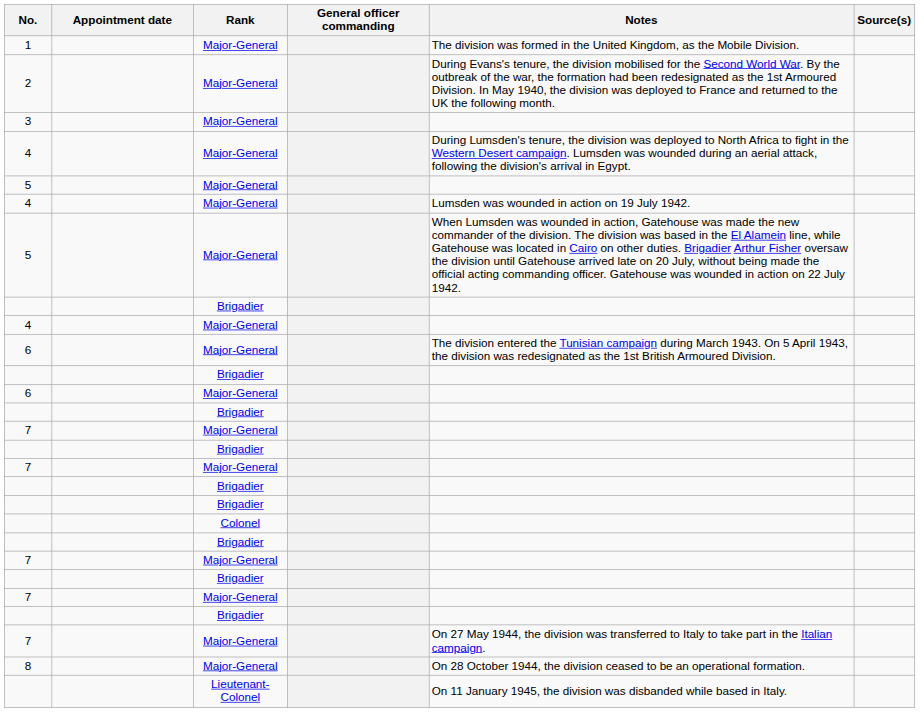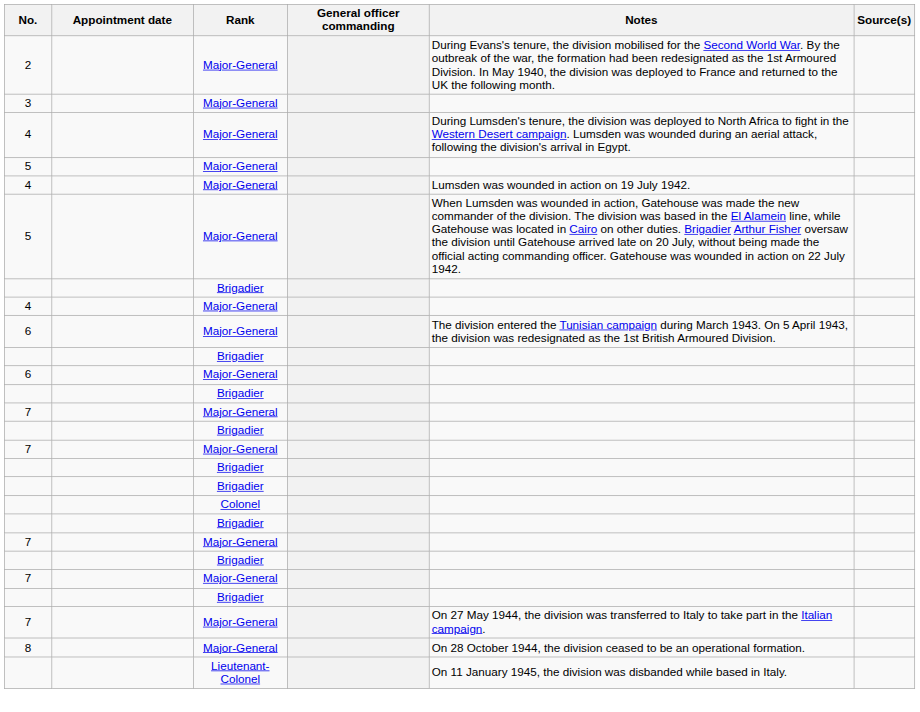- row: (28, 45)
